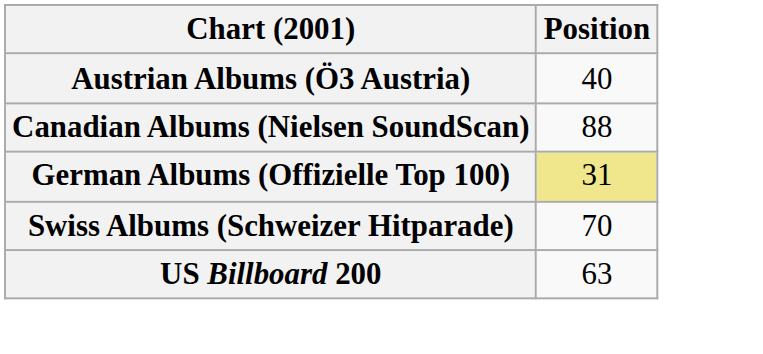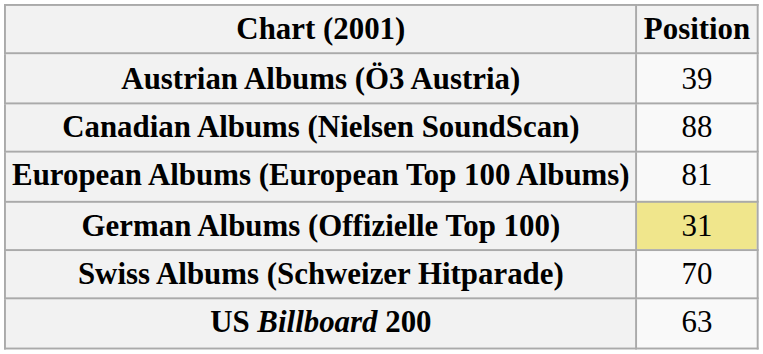(597, 77) 40 -> (697, 77) 39
+ row: (321, 175)
